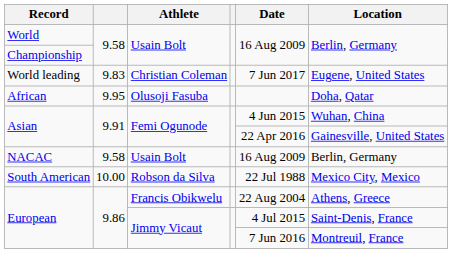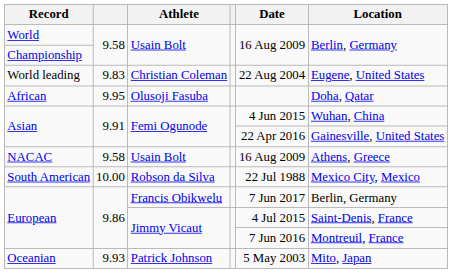(277, 75) 7 Jun 2017 -> (272, 75) 22 Aug 2004
(354, 156) Berlin, Germany -> (350, 156) Athens, Greece
(272, 197) 22 Aug 2004 -> (277, 197) 7 Jun 2017
(350, 197) Athens, Greece -> (354, 197) Berlin, Germany
+ row: (32, 258)
